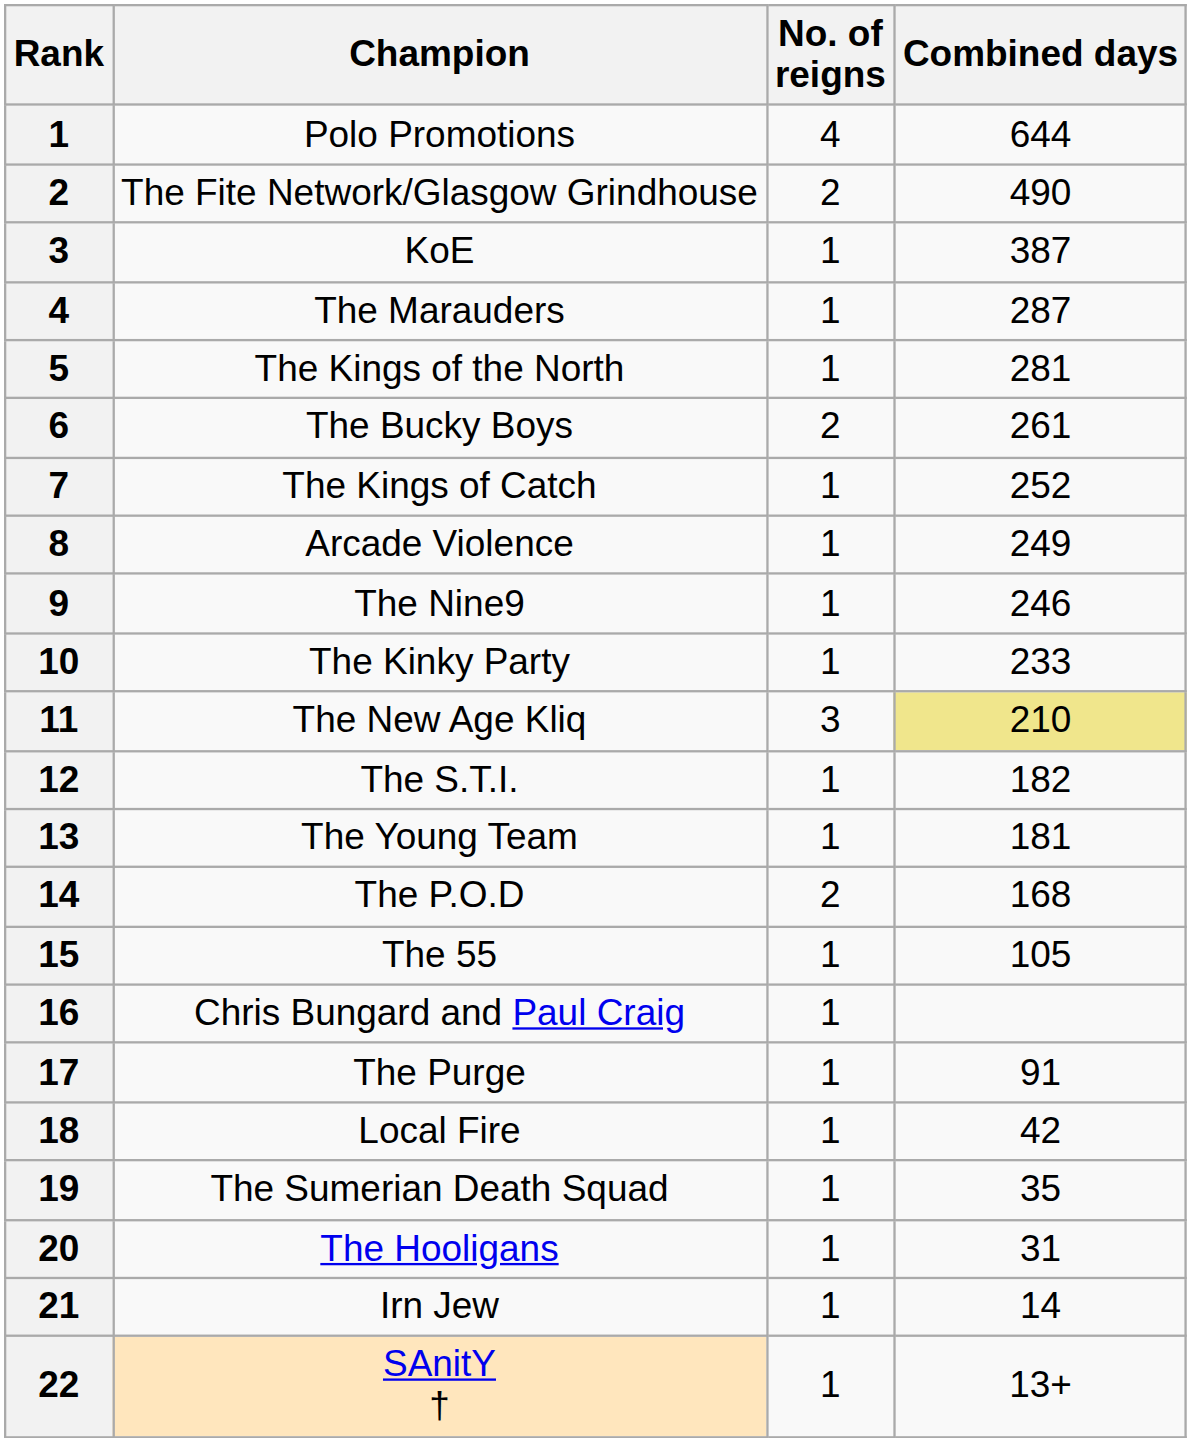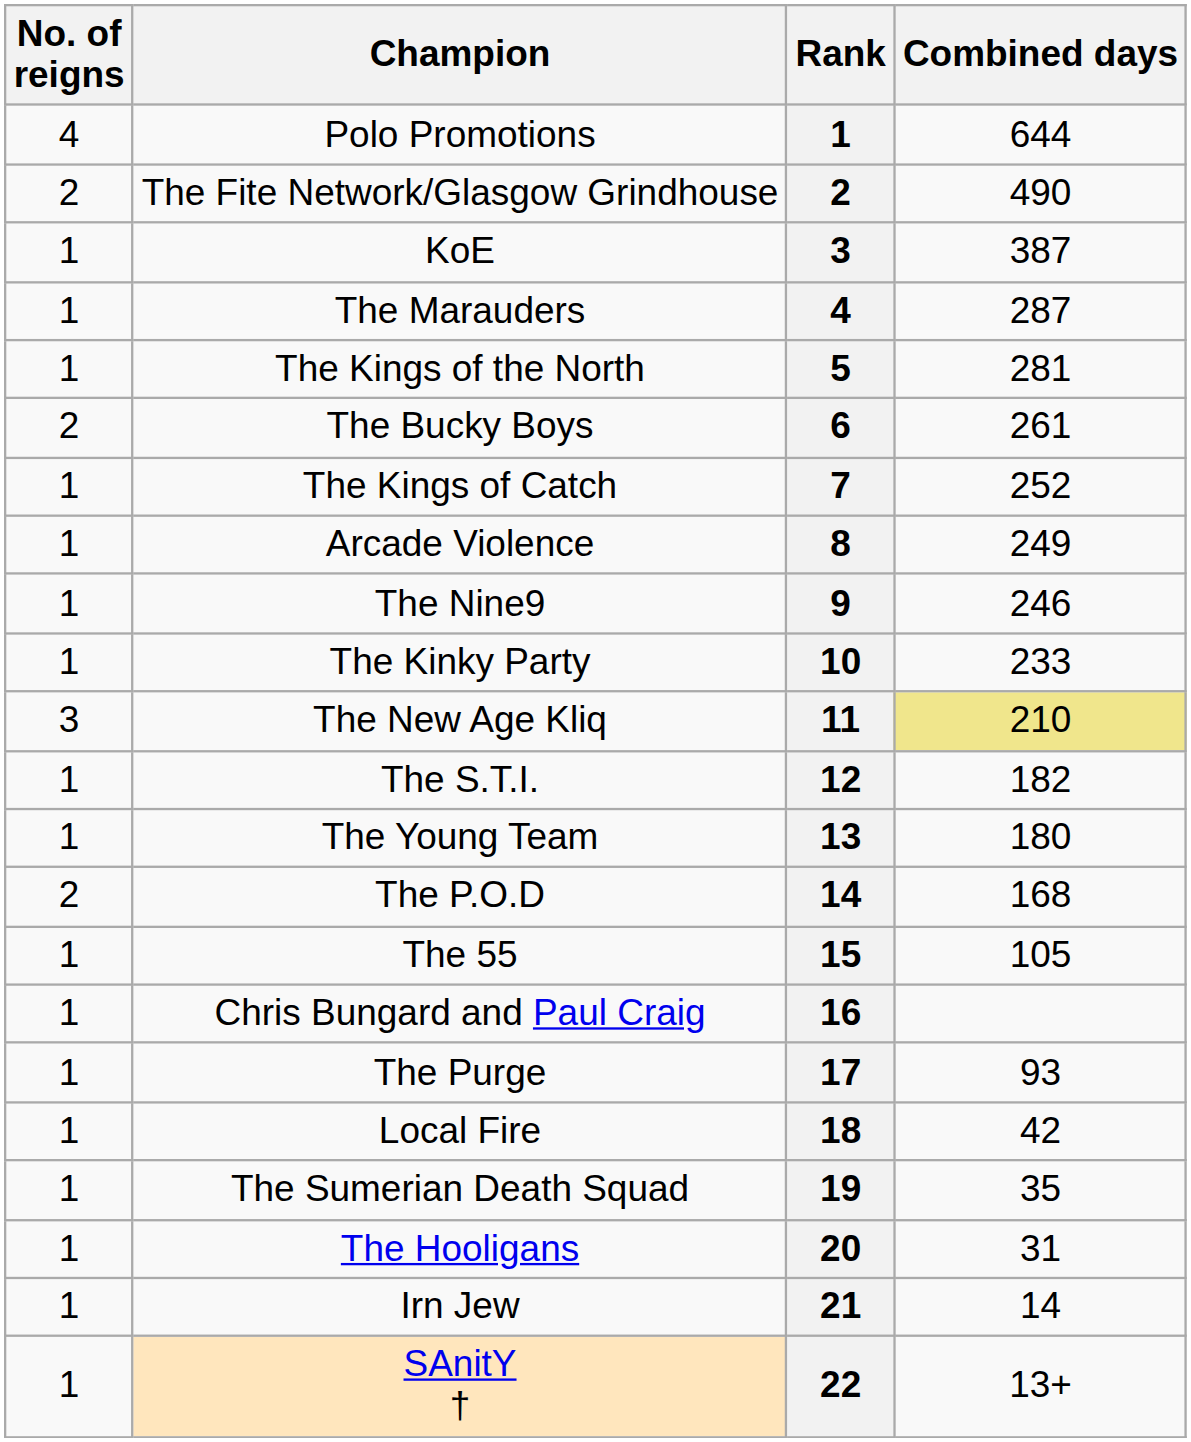columns swapped: (59, 54) <-> (830, 54)
(1040, 837) 181 -> (1040, 837) 180
(1040, 1071) 91 -> (1040, 1071) 93
